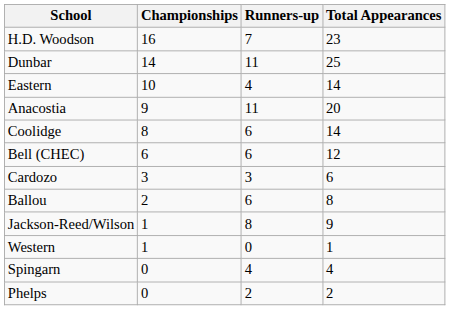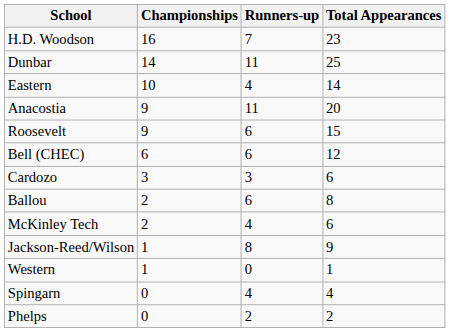+ row: (37, 131)
- row: (35, 131)
+ row: (53, 223)
